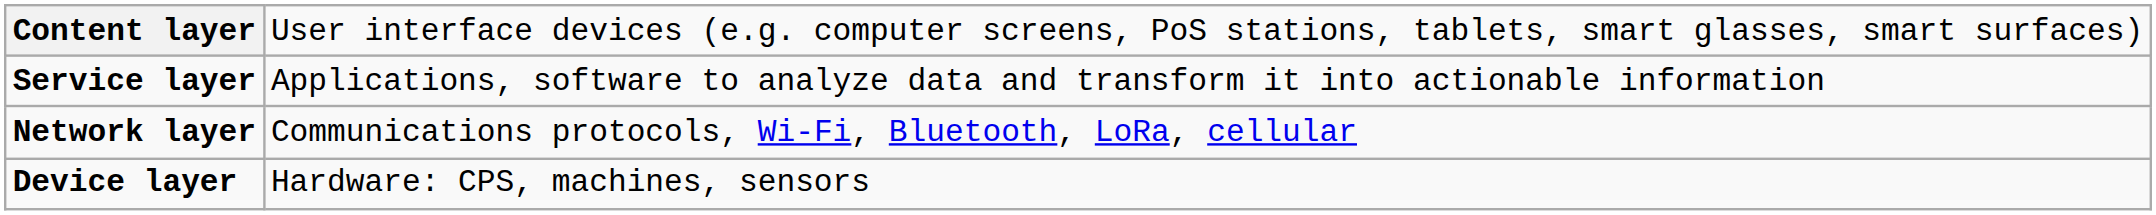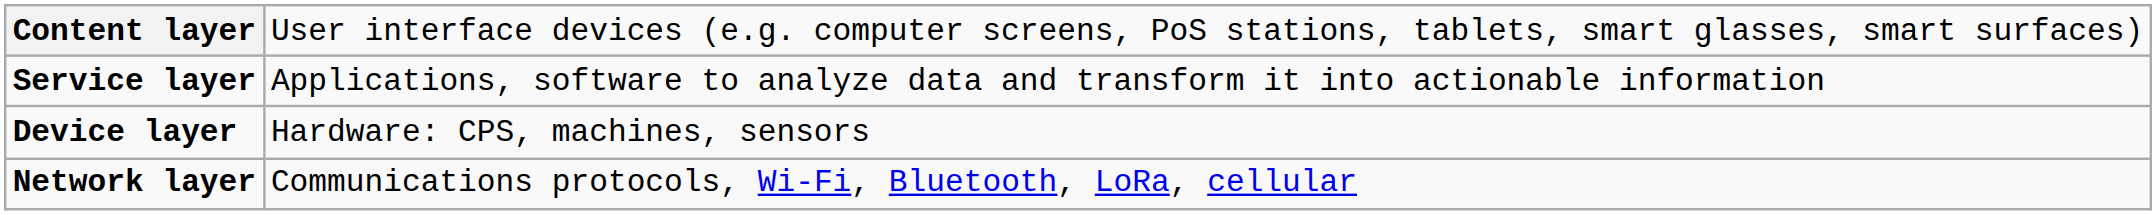rows swapped: (134, 132) <-> (125, 183)
